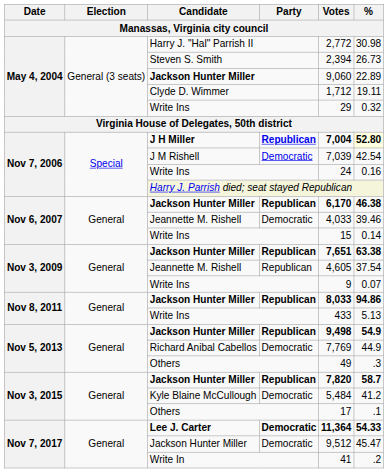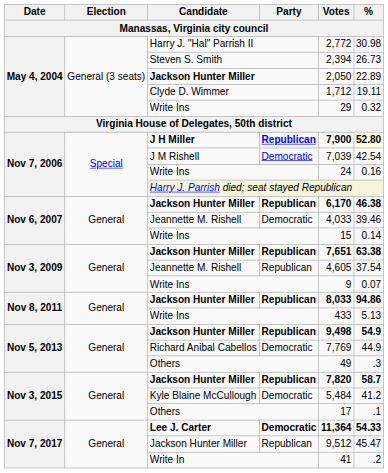(339, 76) 9,060 -> (339, 76) 2,050
(339, 140) 7,004 -> (339, 140) 7,900
(287, 444) Democratic -> (287, 444) Republican
